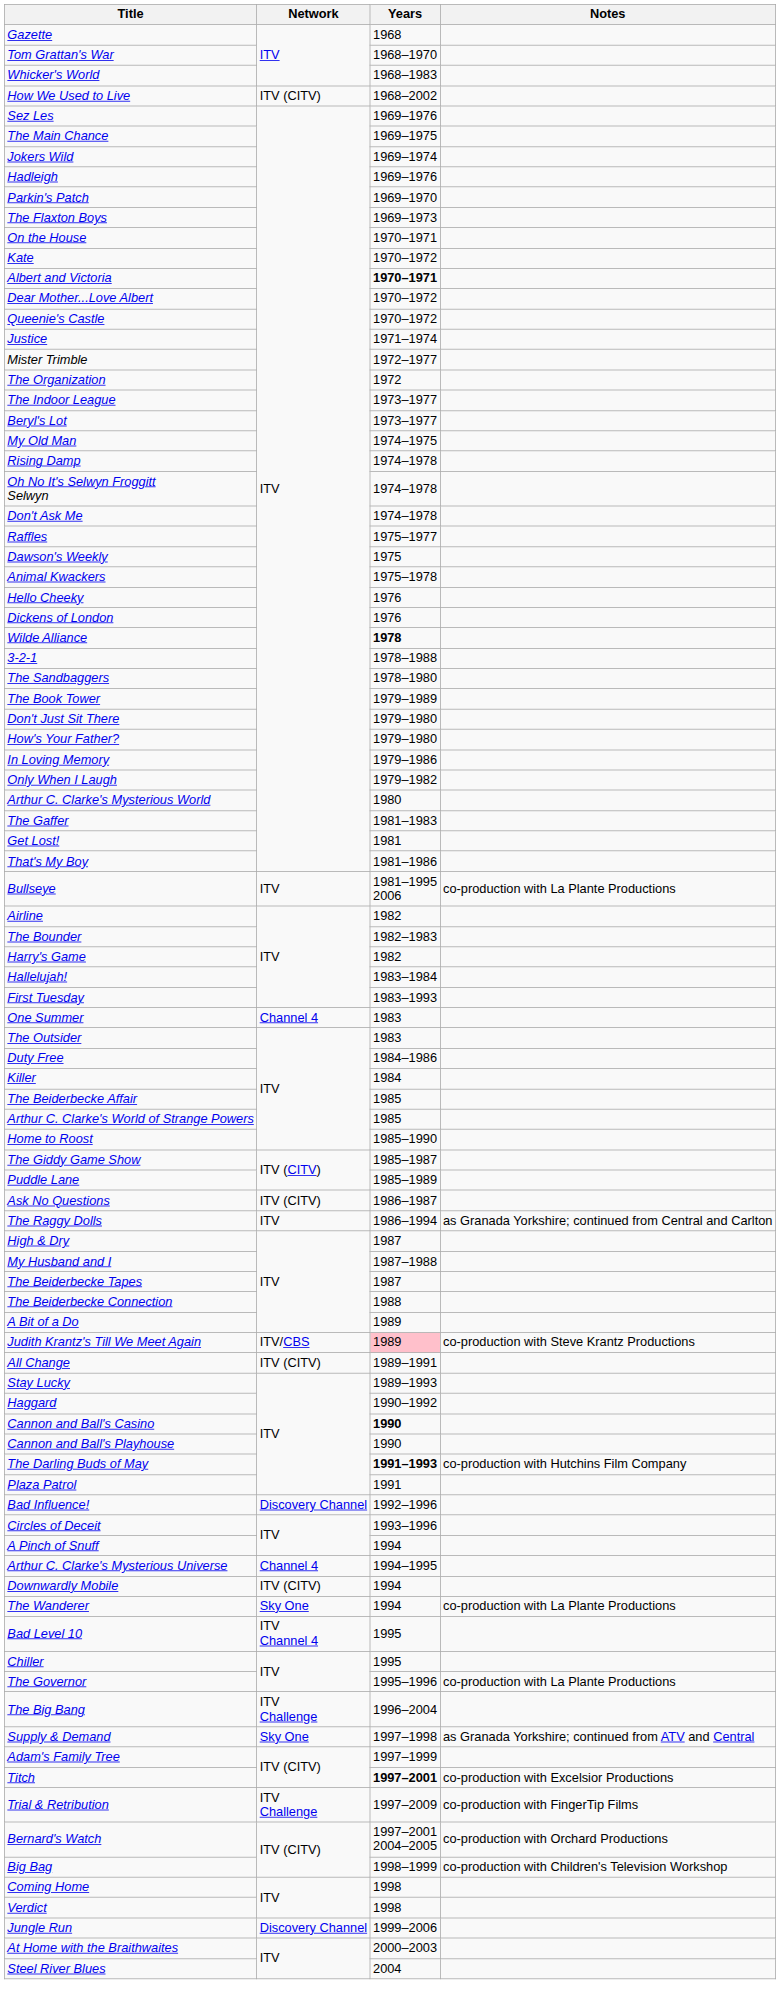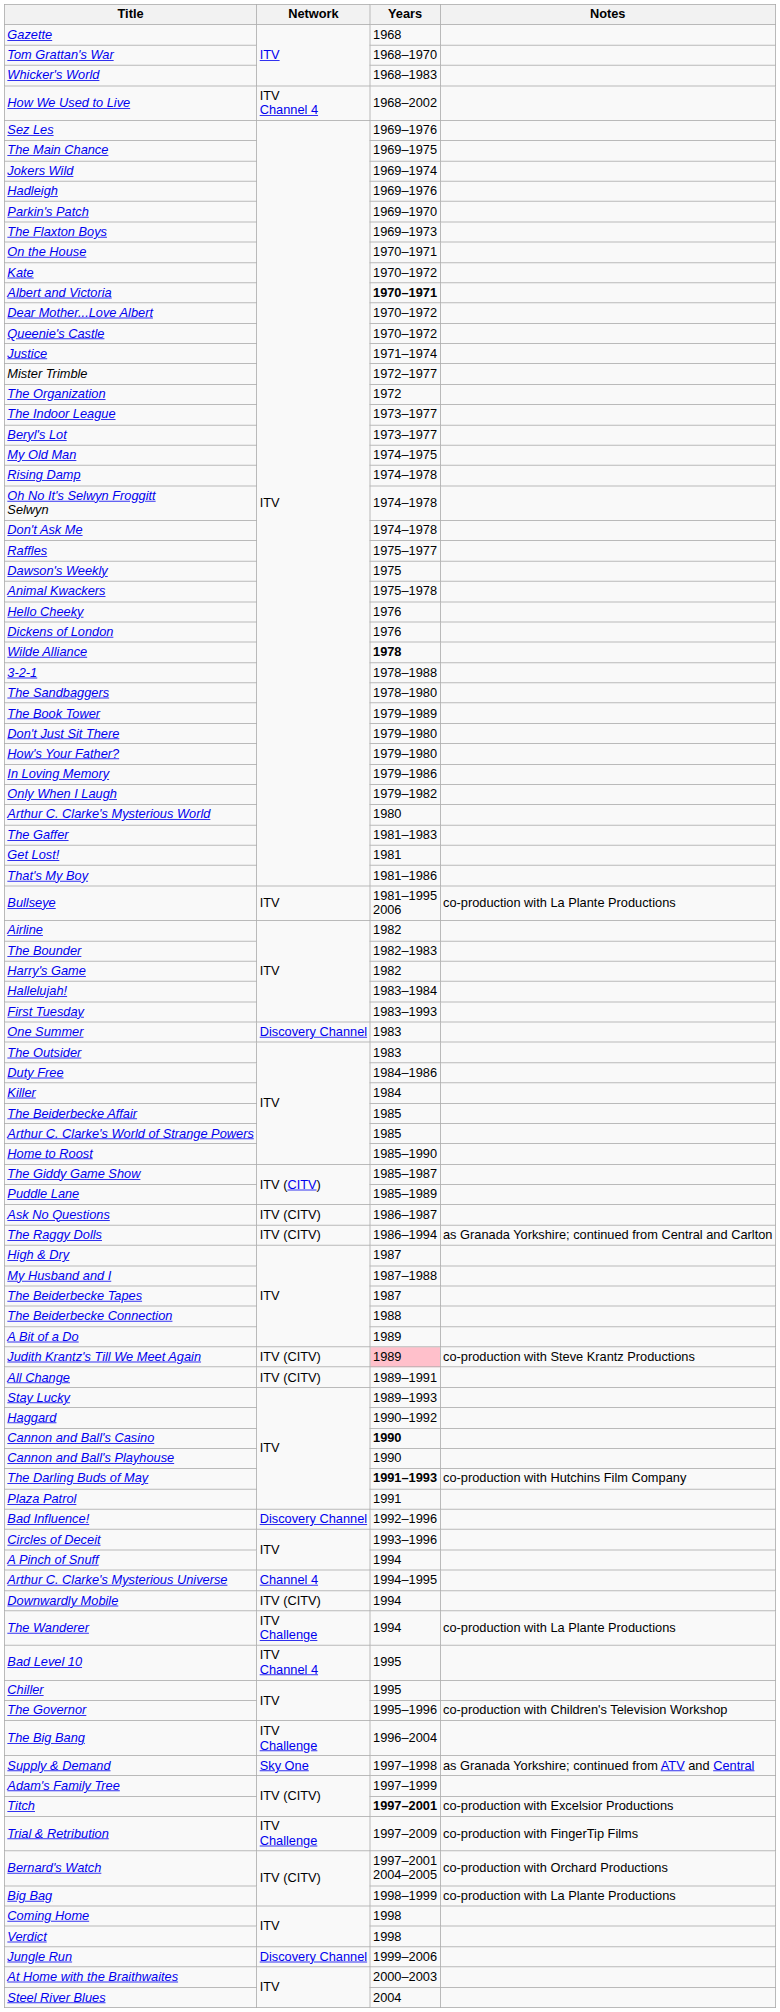(290, 95) ITV (CITV) -> (289, 103) ITV Channel 4
(289, 1017) Channel 4 -> (313, 1032) Discovery Channel
(270, 1220) ITV -> (290, 1235) ITV (CITV)
(285, 1342) ITV/CBS -> (290, 1357) ITV (CITV)
(284, 1606) Sky One -> (289, 1628) ITV Challenge
(559, 1681) co-production with La Plante Productions -> (585, 1710) co-production with Children's Television Workshop
(585, 1867) co-production with Children's Television Workshop -> (559, 1895) co-production with La Plante Productions
